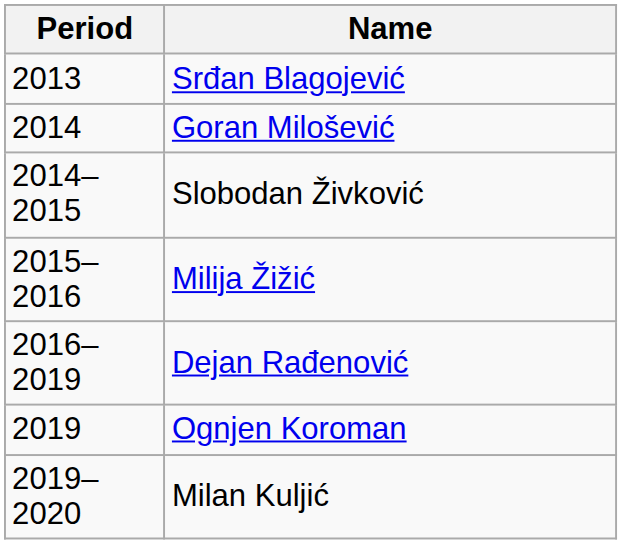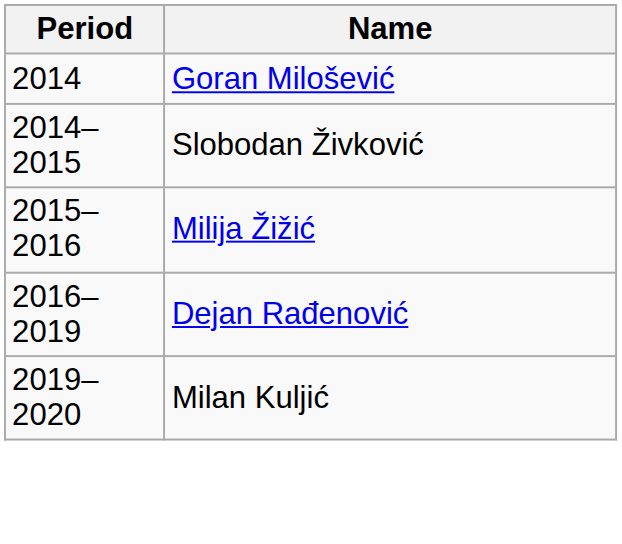- row: (288, 78)
- row: (289, 429)
